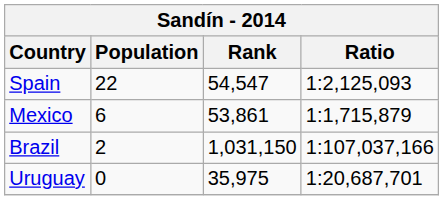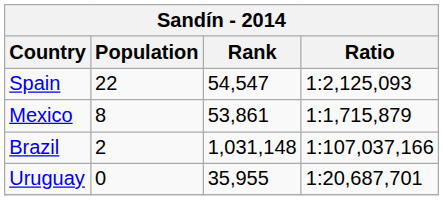(101, 115) 6 -> (101, 115) 8
(252, 147) 1,031,150 -> (252, 147) 1,031,148
(238, 178) 35,975 -> (238, 178) 35,955
